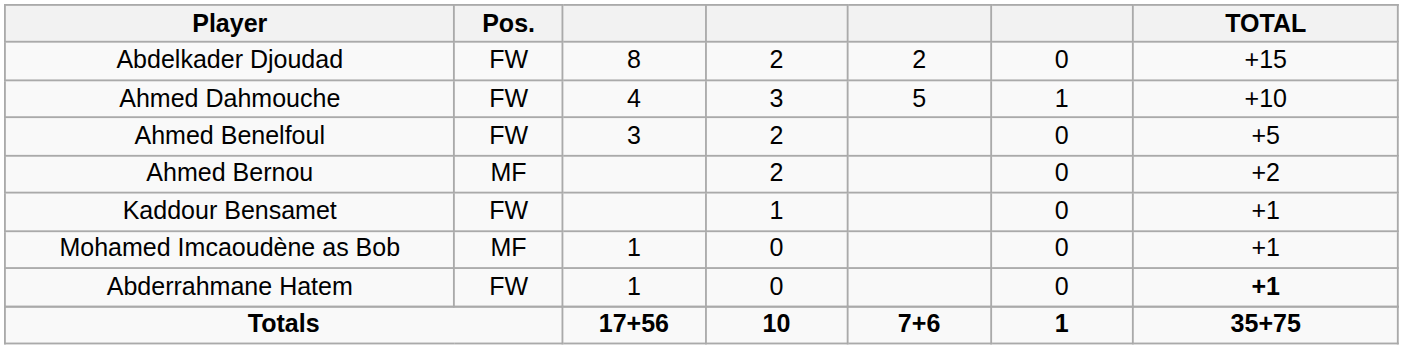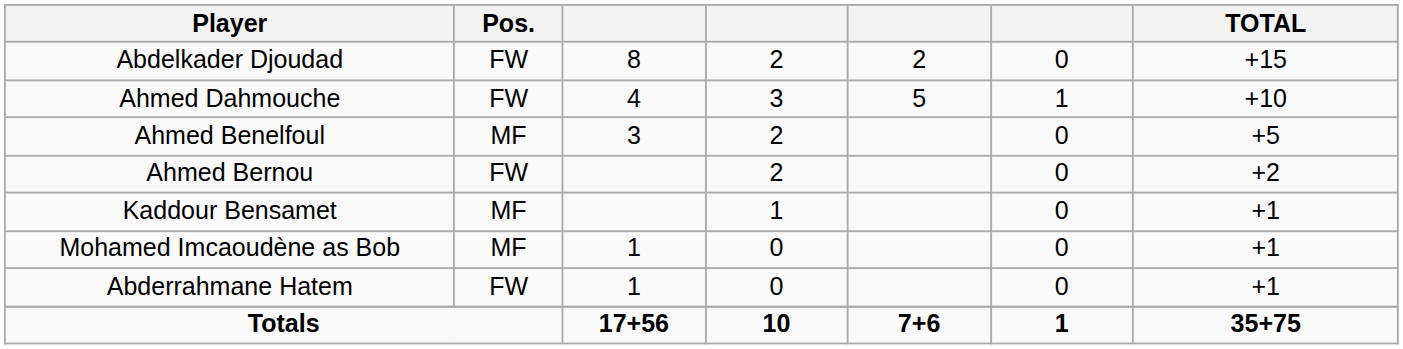(509, 135) FW -> (509, 135) MF
(509, 173) MF -> (509, 173) FW
(509, 210) FW -> (509, 210) MF
(1266, 286) bold -> (1266, 286) normal
